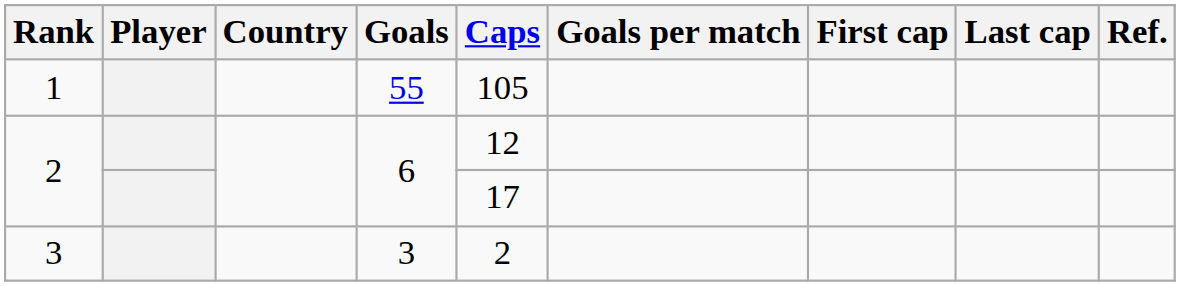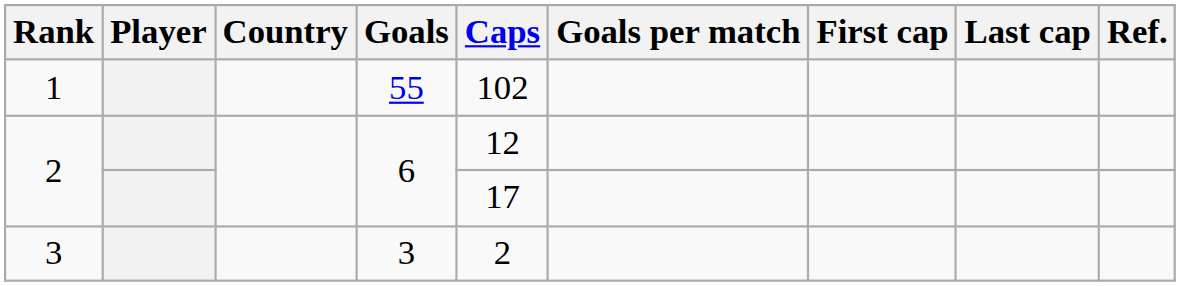(502, 87) 105 -> (502, 87) 102
